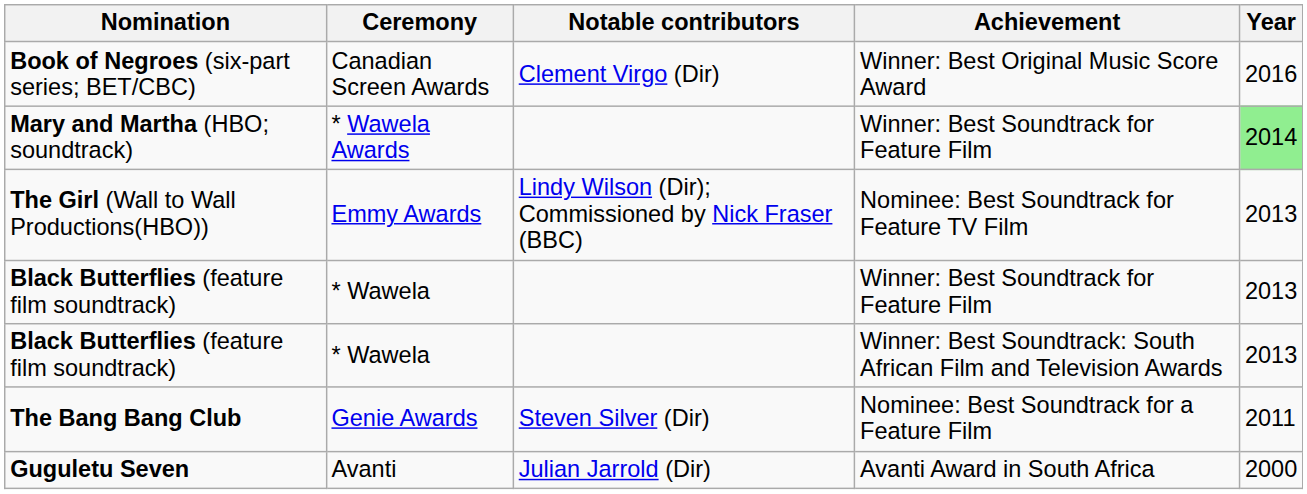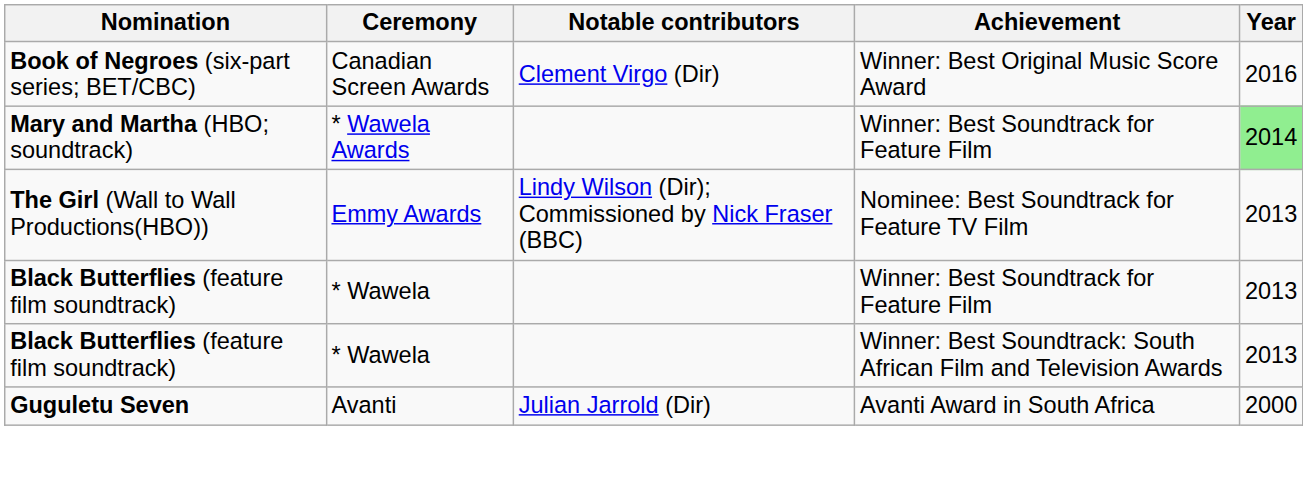- row: (126, 418)
